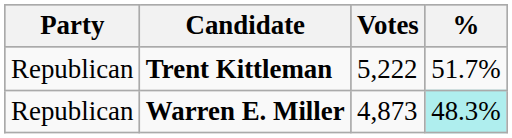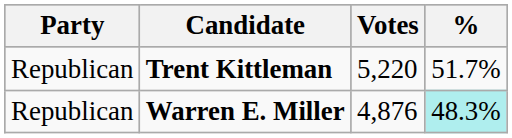(387, 68) 5,222 -> (387, 68) 5,220
(387, 111) 4,873 -> (387, 111) 4,876
